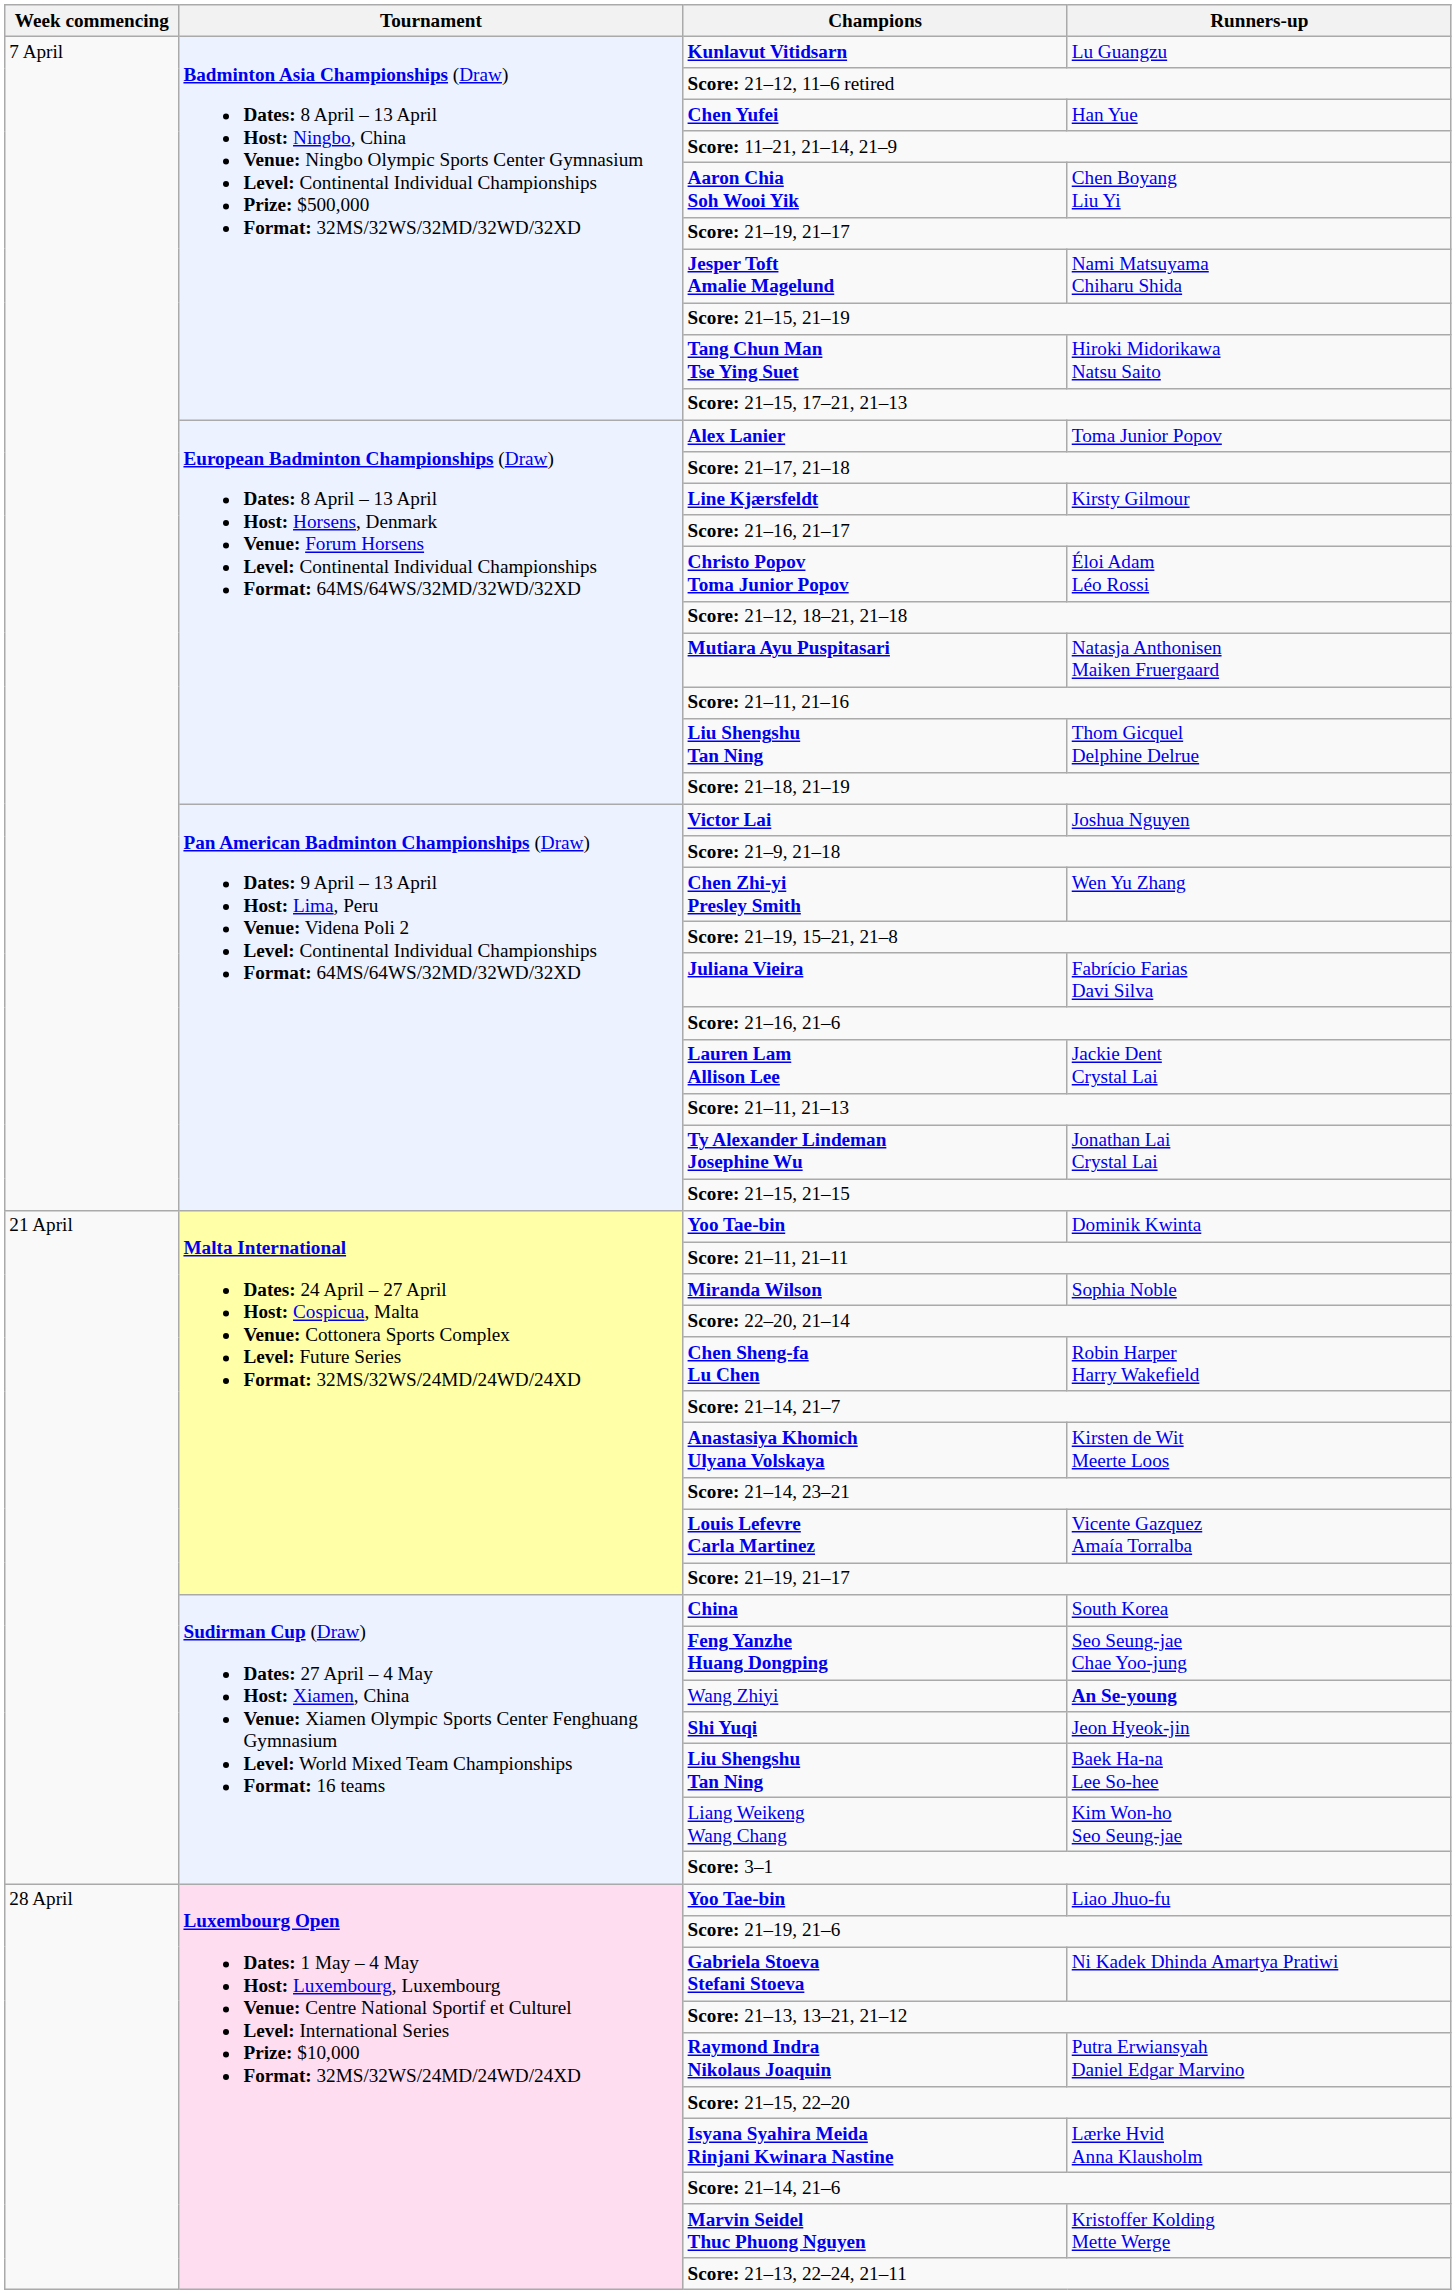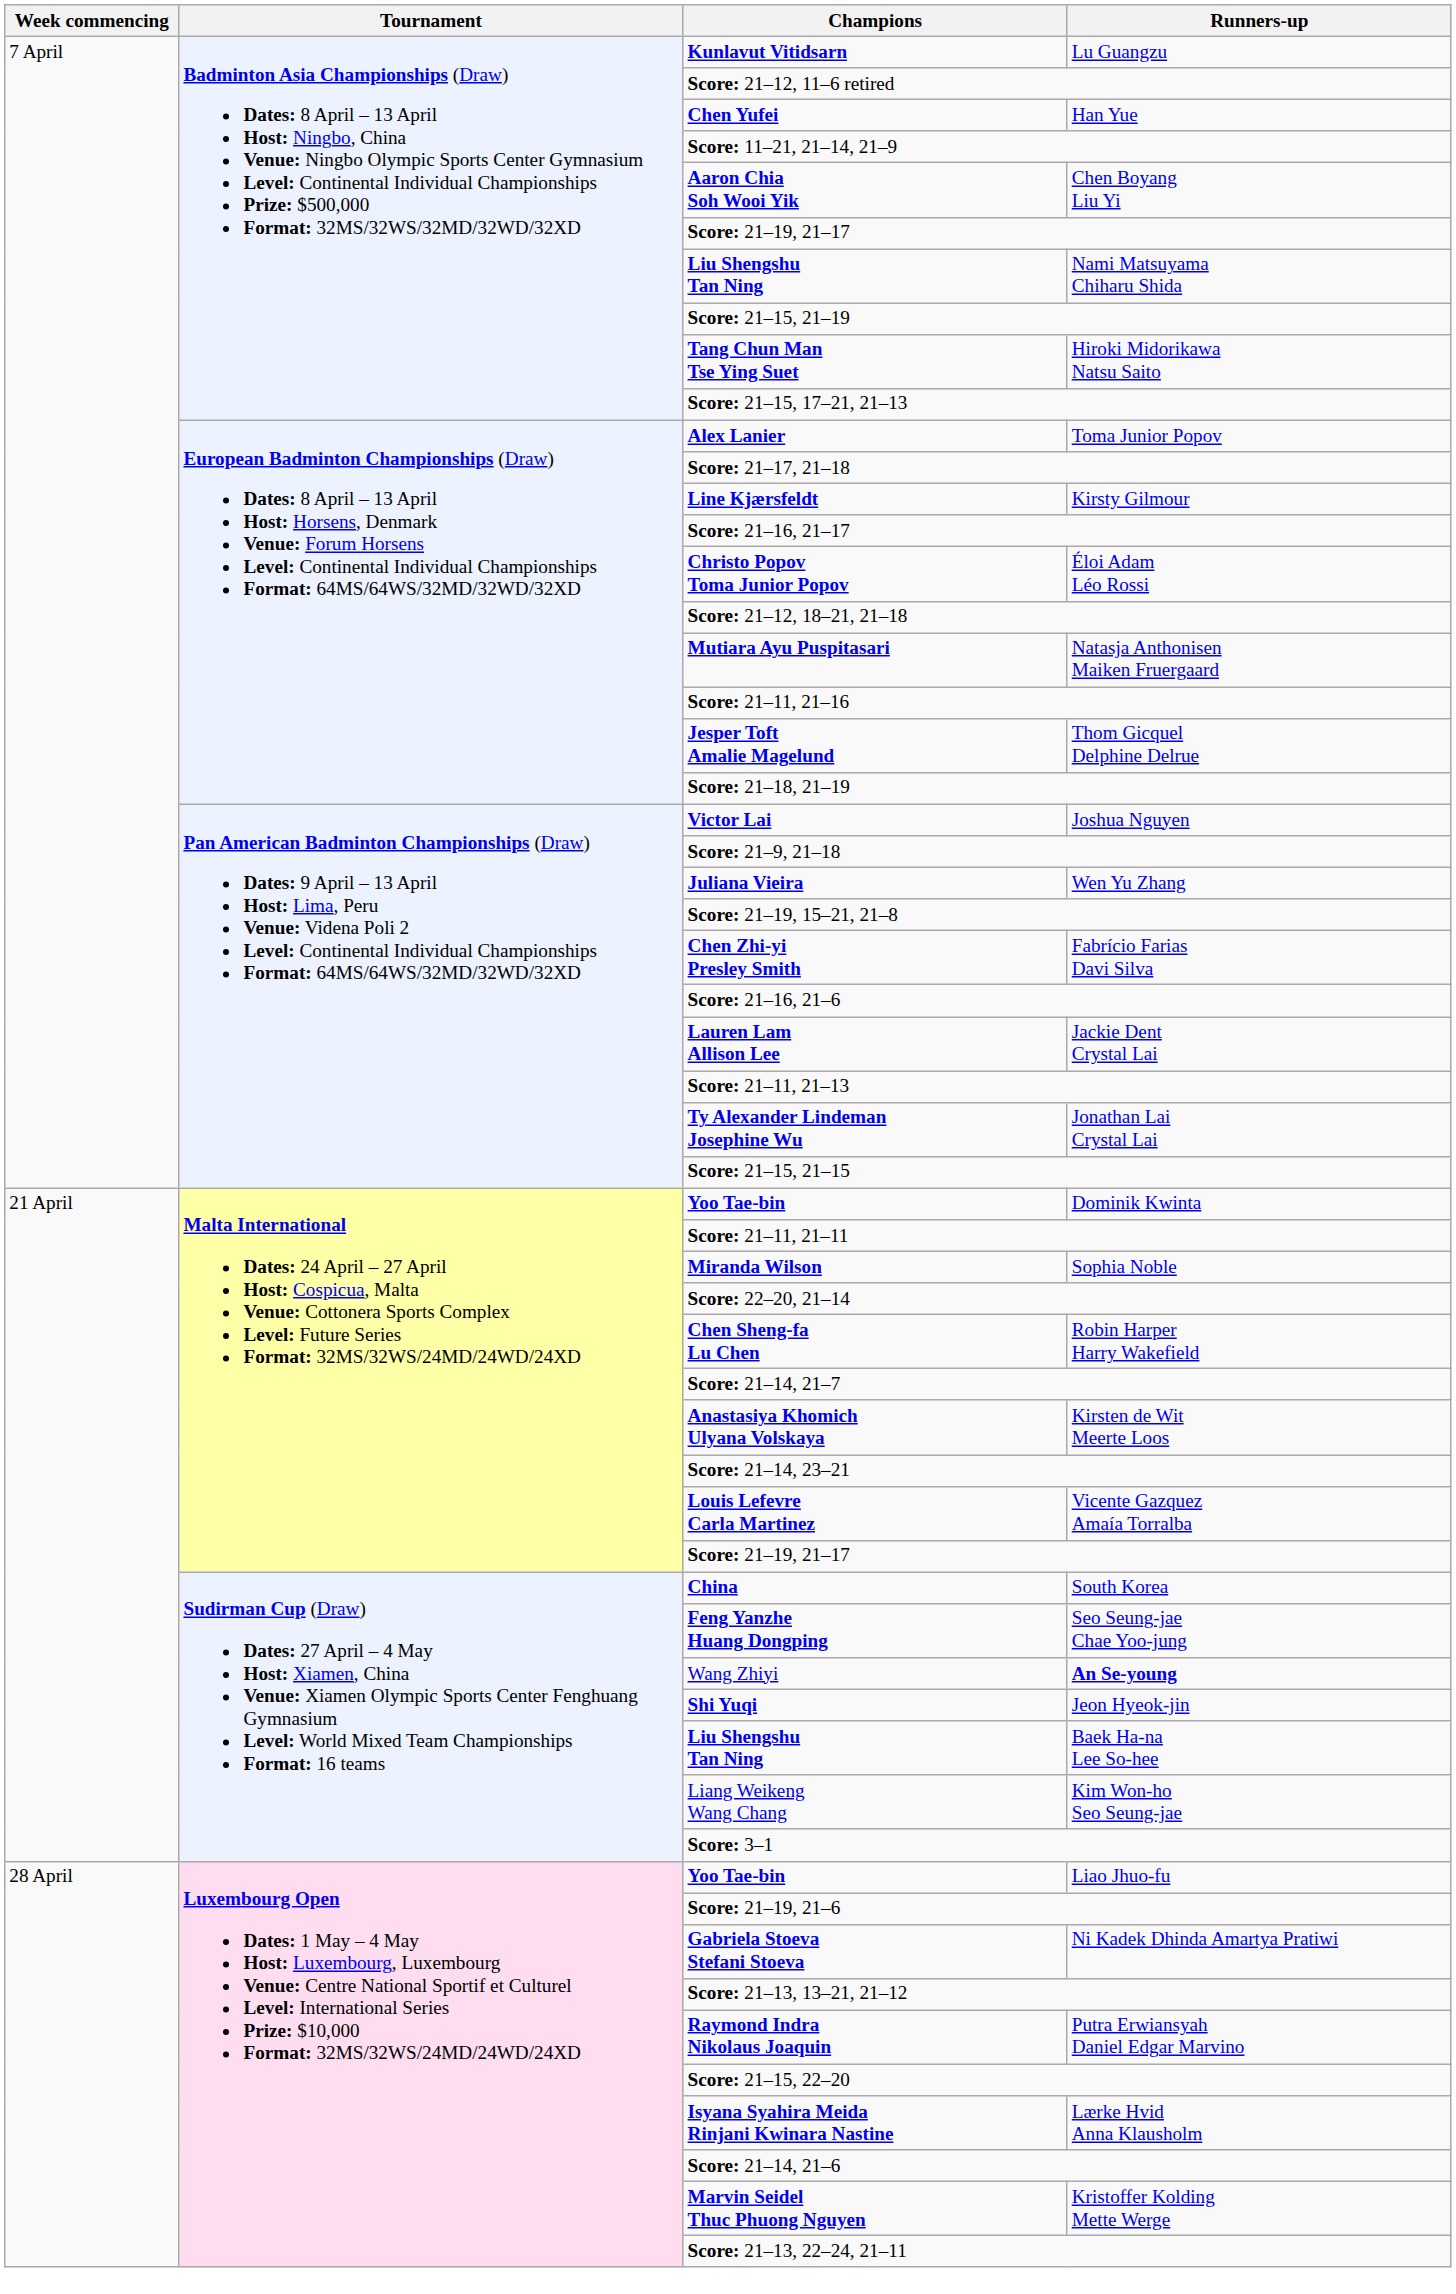(761, 275) Jesper Toft Amalie Magelund -> (744, 275) Liu Shengshu Tan Ning
(744, 745) Liu Shengshu Tan Ning -> (761, 745) Jesper Toft Amalie Magelund
(744, 894) Chen Zhi-yi Presley Smith -> (745, 882) Juliana Vieira
(745, 968) Juliana Vieira -> (744, 957) Chen Zhi-yi Presley Smith
